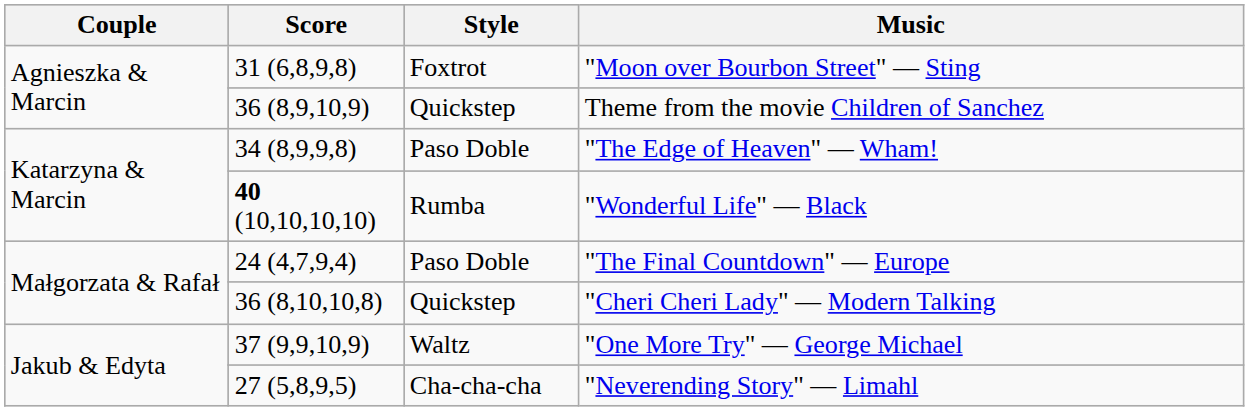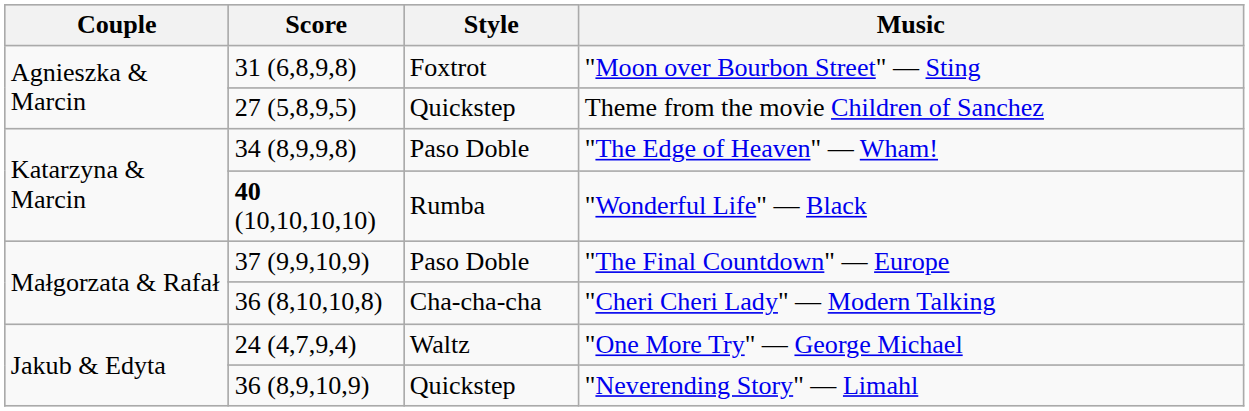(302, 107) 36 (8,9,10,9) -> (296, 107) 27 (5,8,9,5)
(296, 261) 24 (4,7,9,4) -> (302, 261) 37 (9,9,10,9)
(463, 302) Quickstep -> (476, 302) Cha-cha-cha
(302, 344) 37 (9,9,10,9) -> (296, 344) 24 (4,7,9,4)
(296, 385) 27 (5,8,9,5) -> (302, 385) 36 (8,9,10,9)
(476, 385) Cha-cha-cha -> (463, 385) Quickstep
